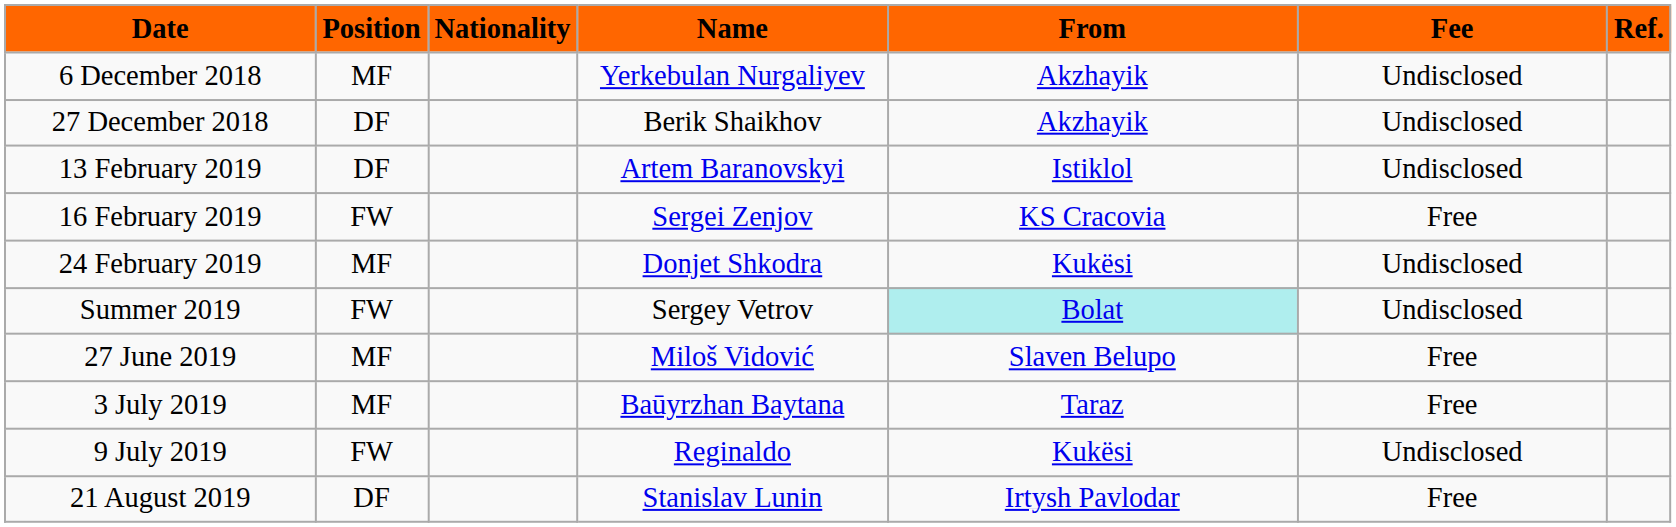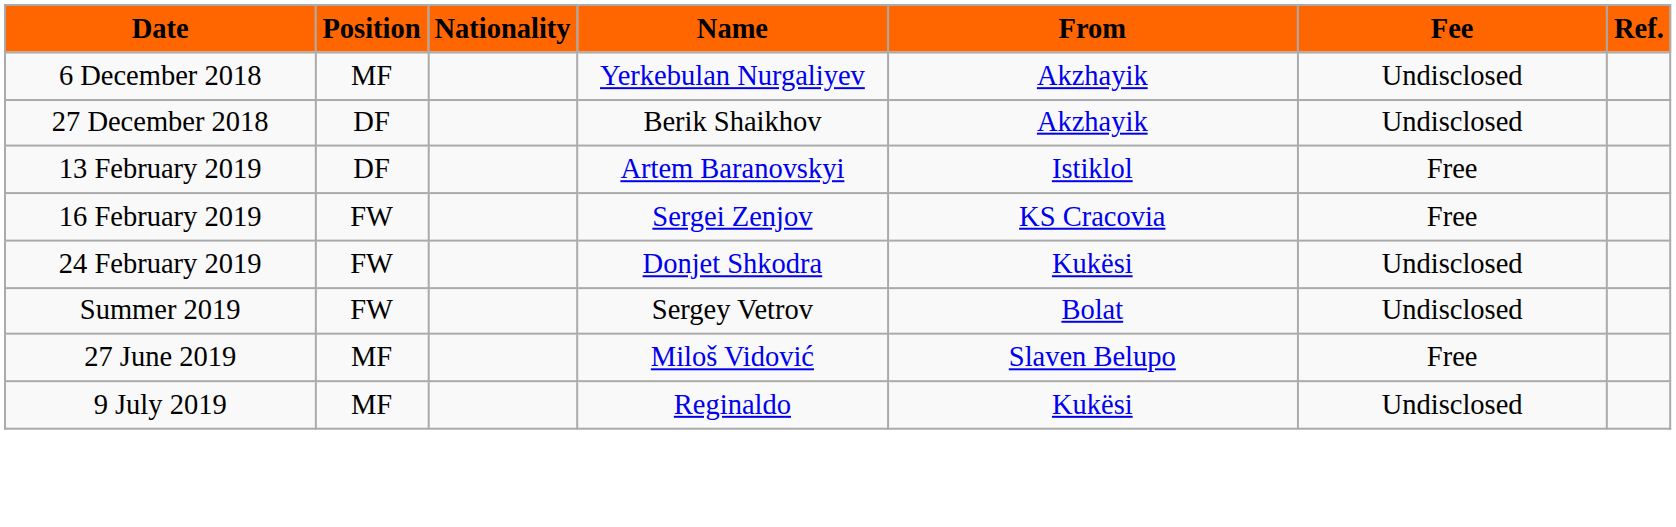(1452, 169) Undisclosed -> (1452, 169) Free
(372, 263) MF -> (372, 263) FW
(1092, 310) paleturquoise background -> (1092, 310) no background
- row: (160, 404)
(372, 451) FW -> (372, 404) MF
- row: (160, 498)
